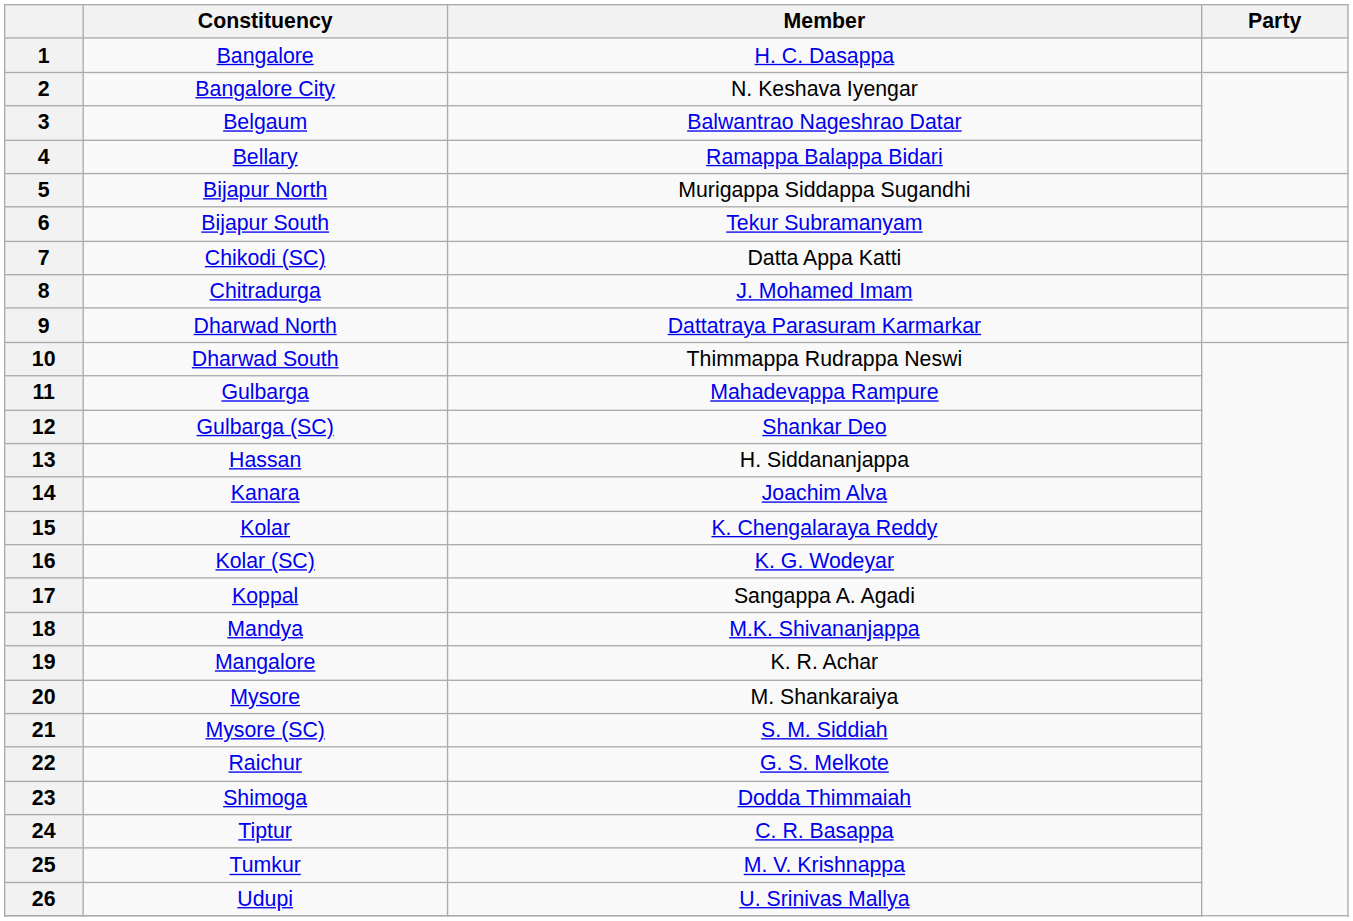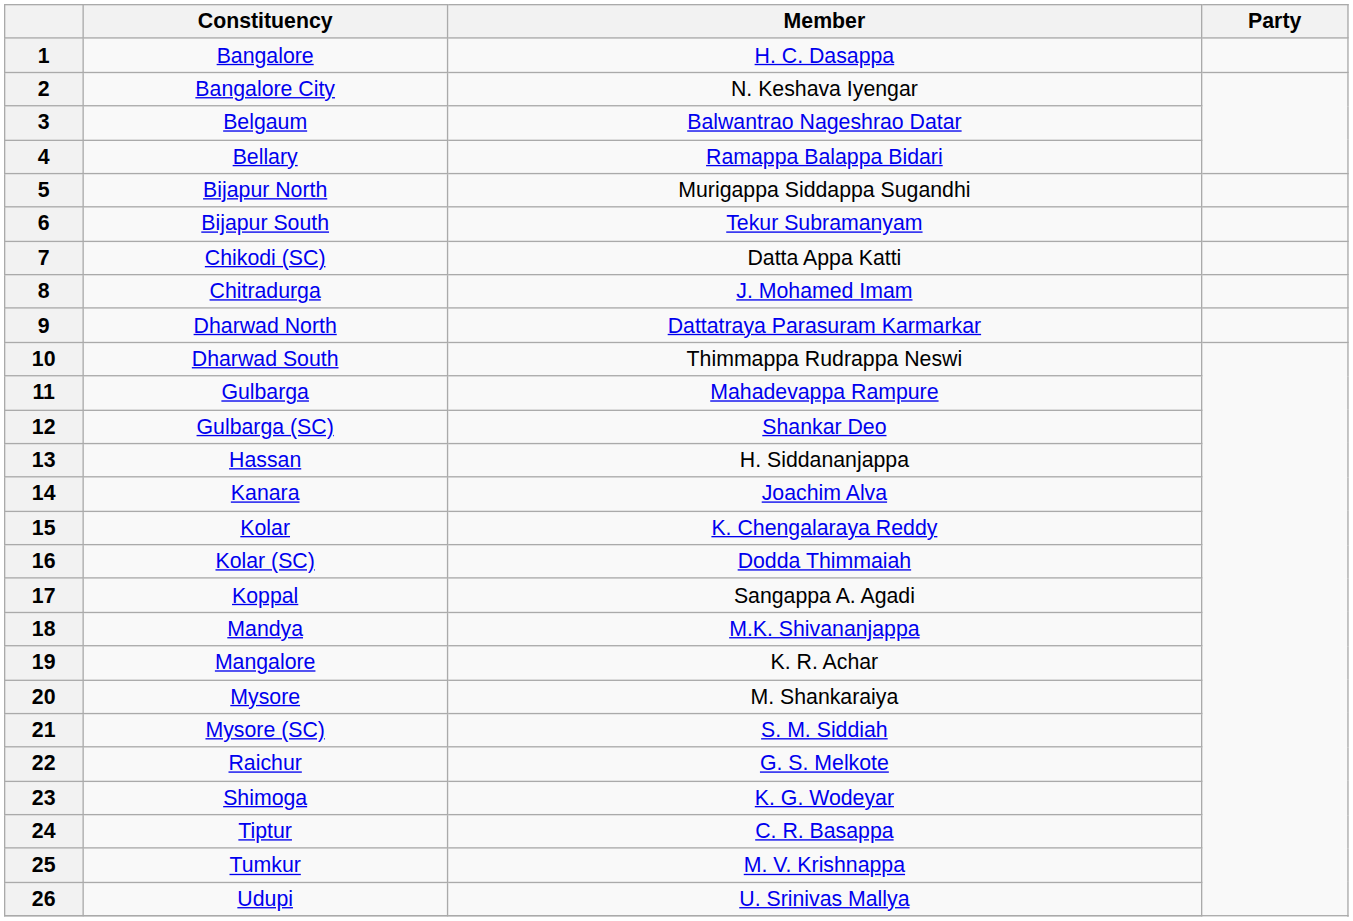(824, 561) K. G. Wodeyar -> (824, 561) Dodda Thimmaiah
(824, 797) Dodda Thimmaiah -> (824, 797) K. G. Wodeyar
